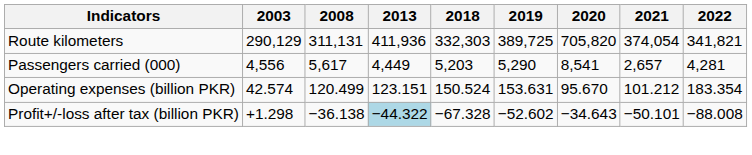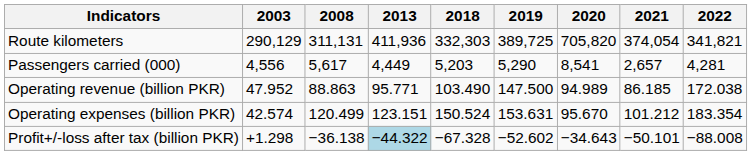+ row: (116, 89)
